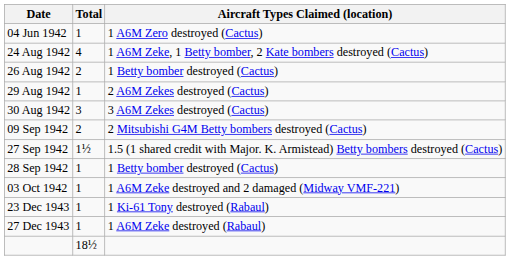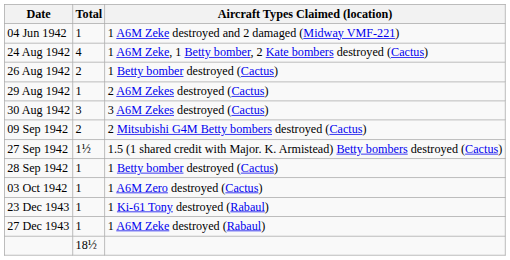(185, 33) 1 A6M Zero destroyed (Cactus) -> (254, 33) 1 A6M Zeke destroyed and 2 damaged (Midway VMF-221)
(254, 187) 1 A6M Zeke destroyed and 2 damaged (Midway VMF-221) -> (185, 187) 1 A6M Zero destroyed (Cactus)
